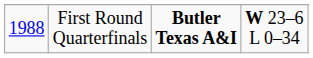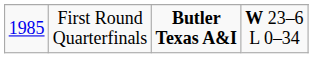(27, 28) 1988 -> (27, 28) 1985
